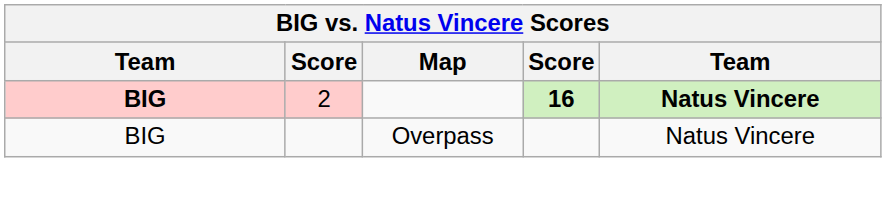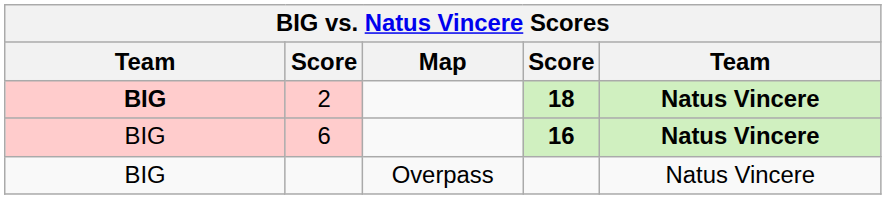(561, 99) 16 -> (561, 99) 18
+ row: (324, 136)
